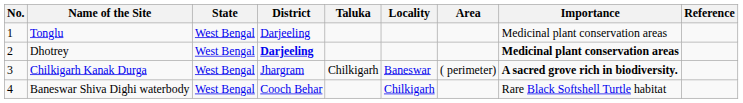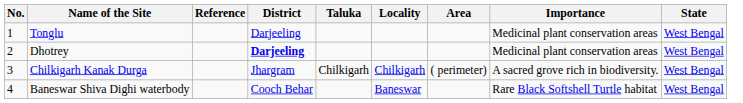columns swapped: (225, 13) <-> (709, 13)
(590, 51) bold -> (575, 51) normal
(407, 70) Baneswar -> (400, 70) Chilkigarh
(590, 70) bold -> (575, 70) normal
(409, 88) Chilkigarh -> (398, 88) Baneswar
